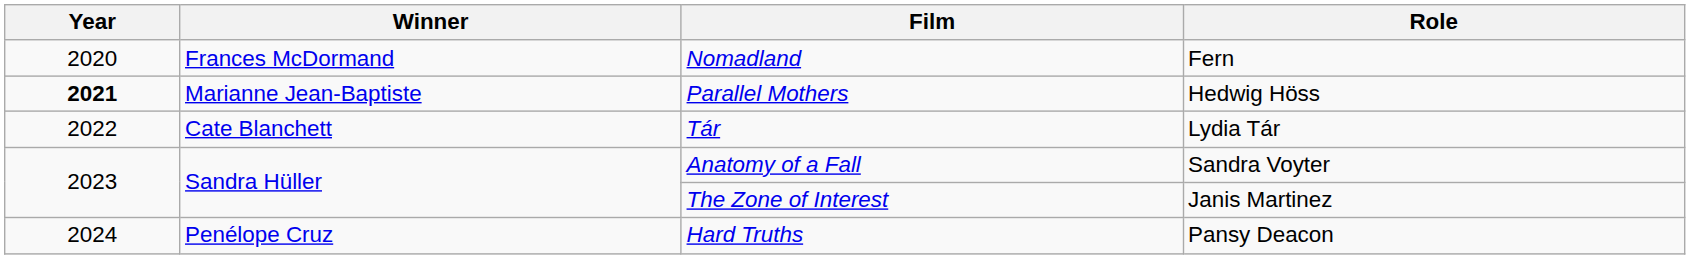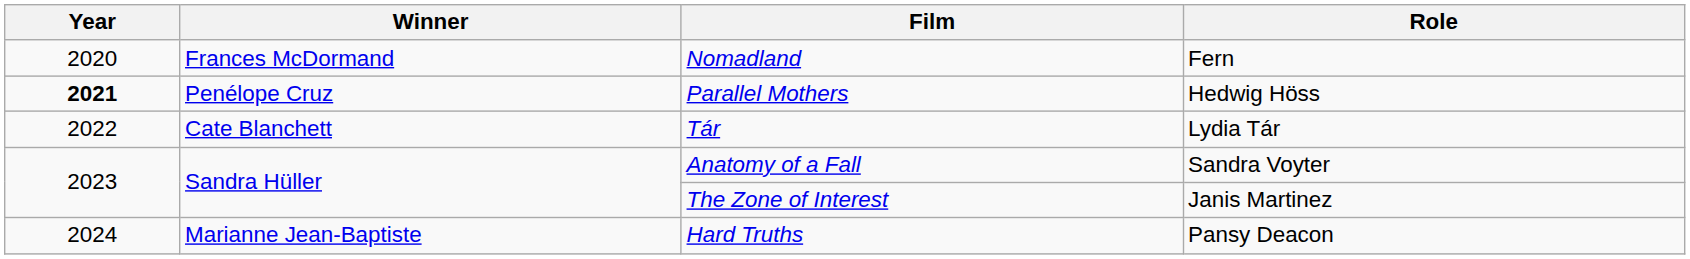(303, 93) Marianne Jean-Baptiste -> (259, 93) Penélope Cruz
(259, 235) Penélope Cruz -> (303, 235) Marianne Jean-Baptiste
